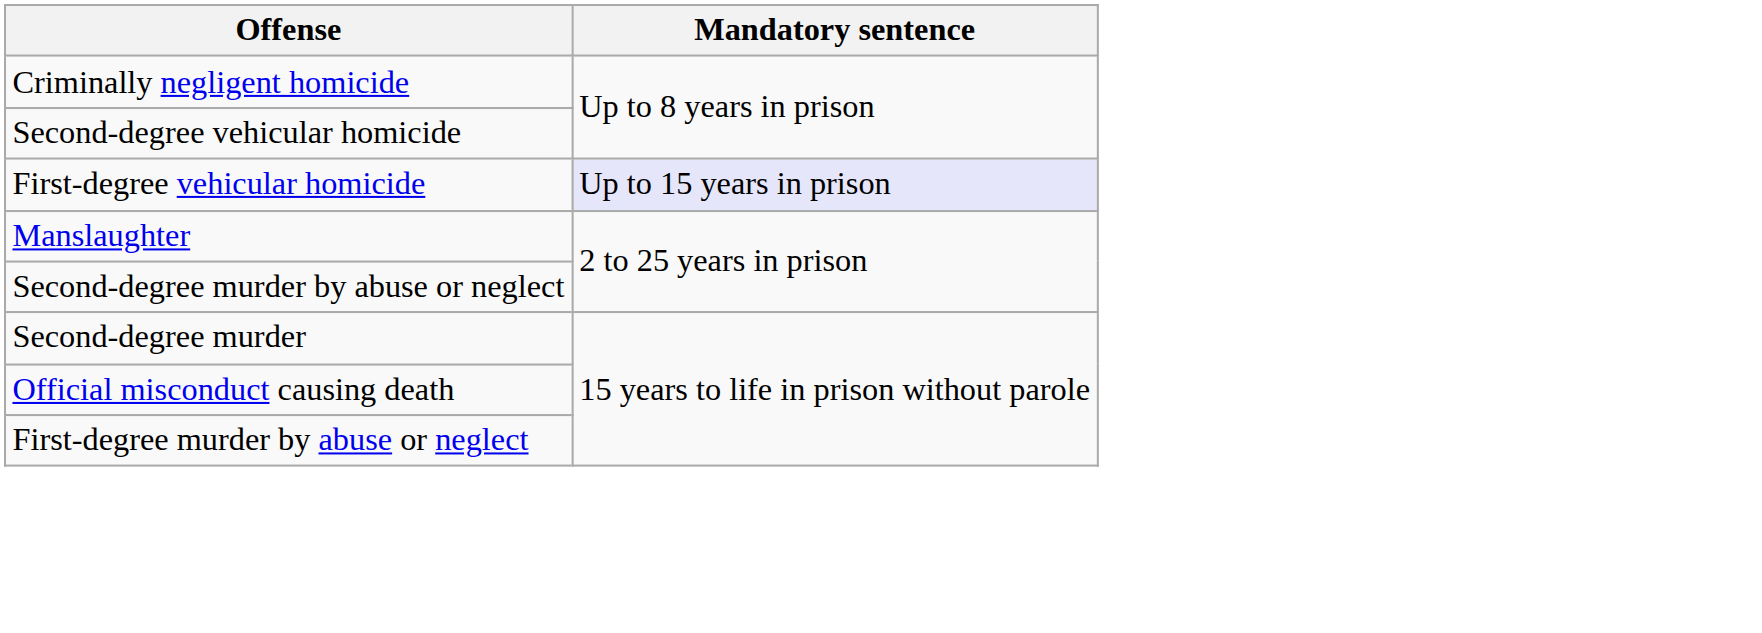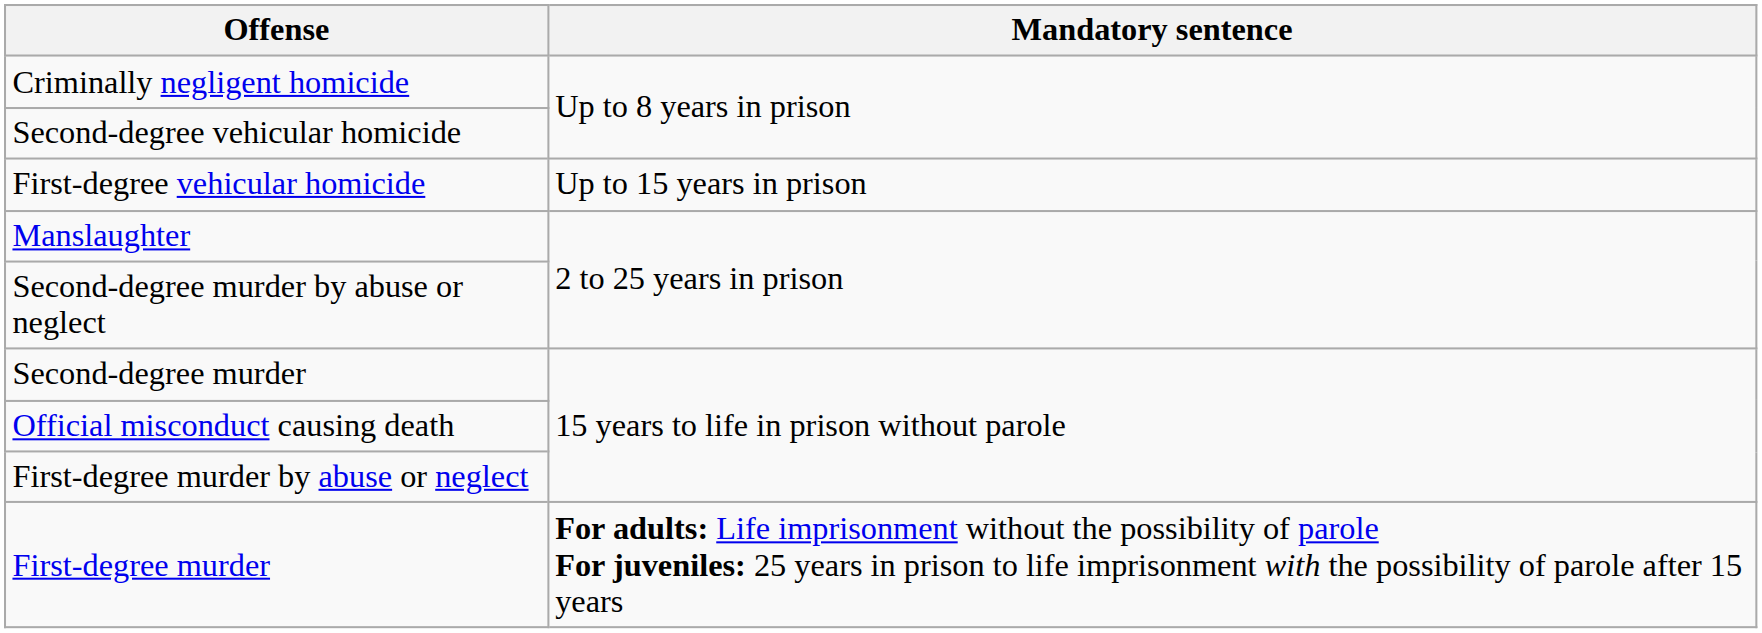(735, 183) lavender background -> (711, 183) no background
+ row: (141, 564)
